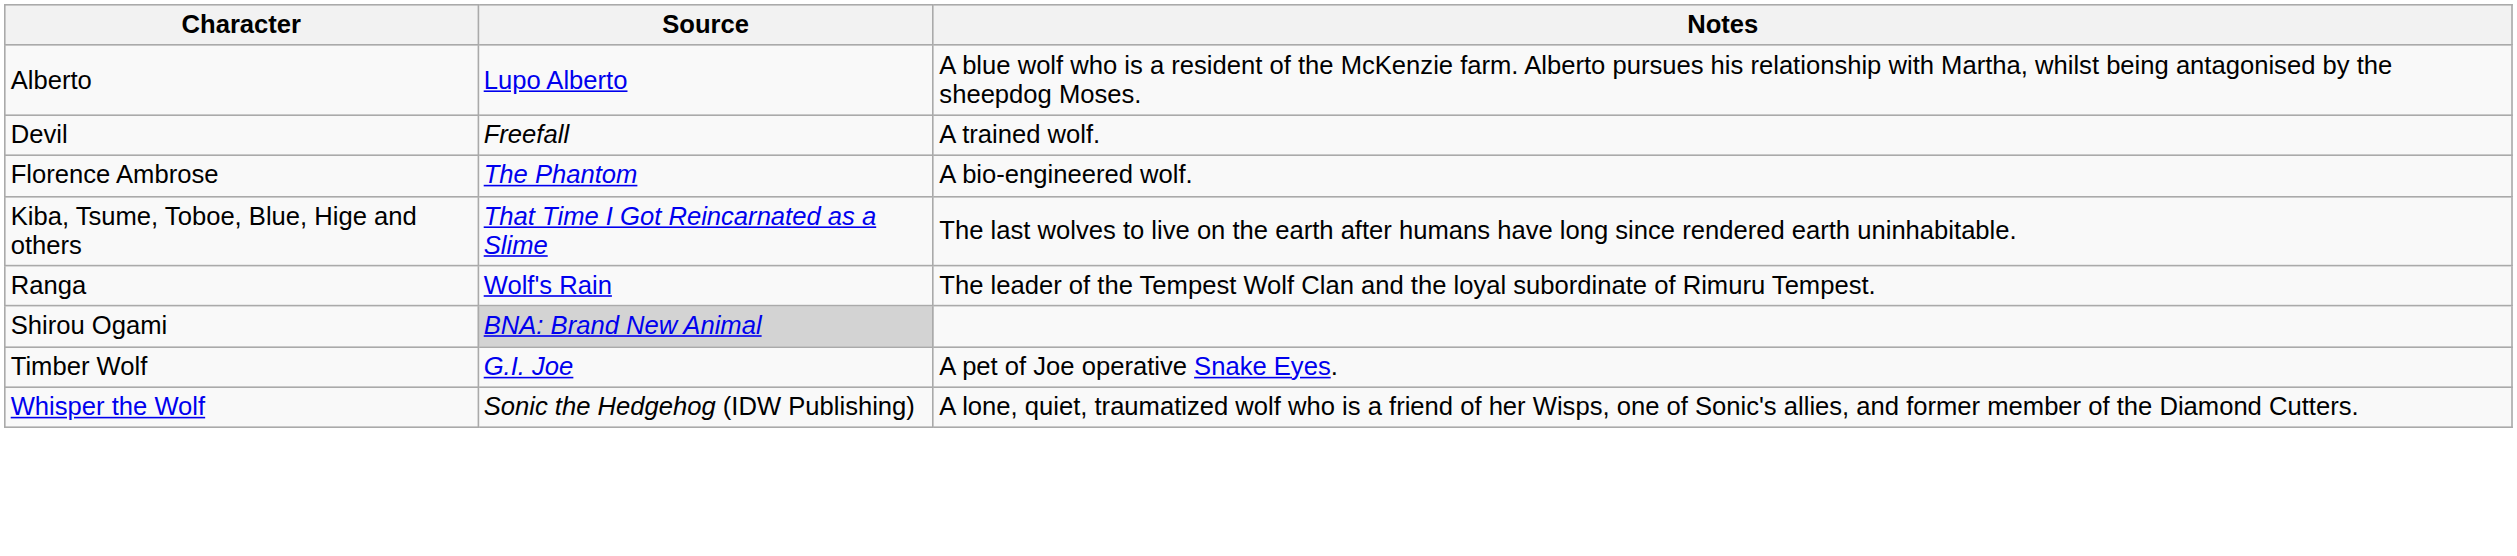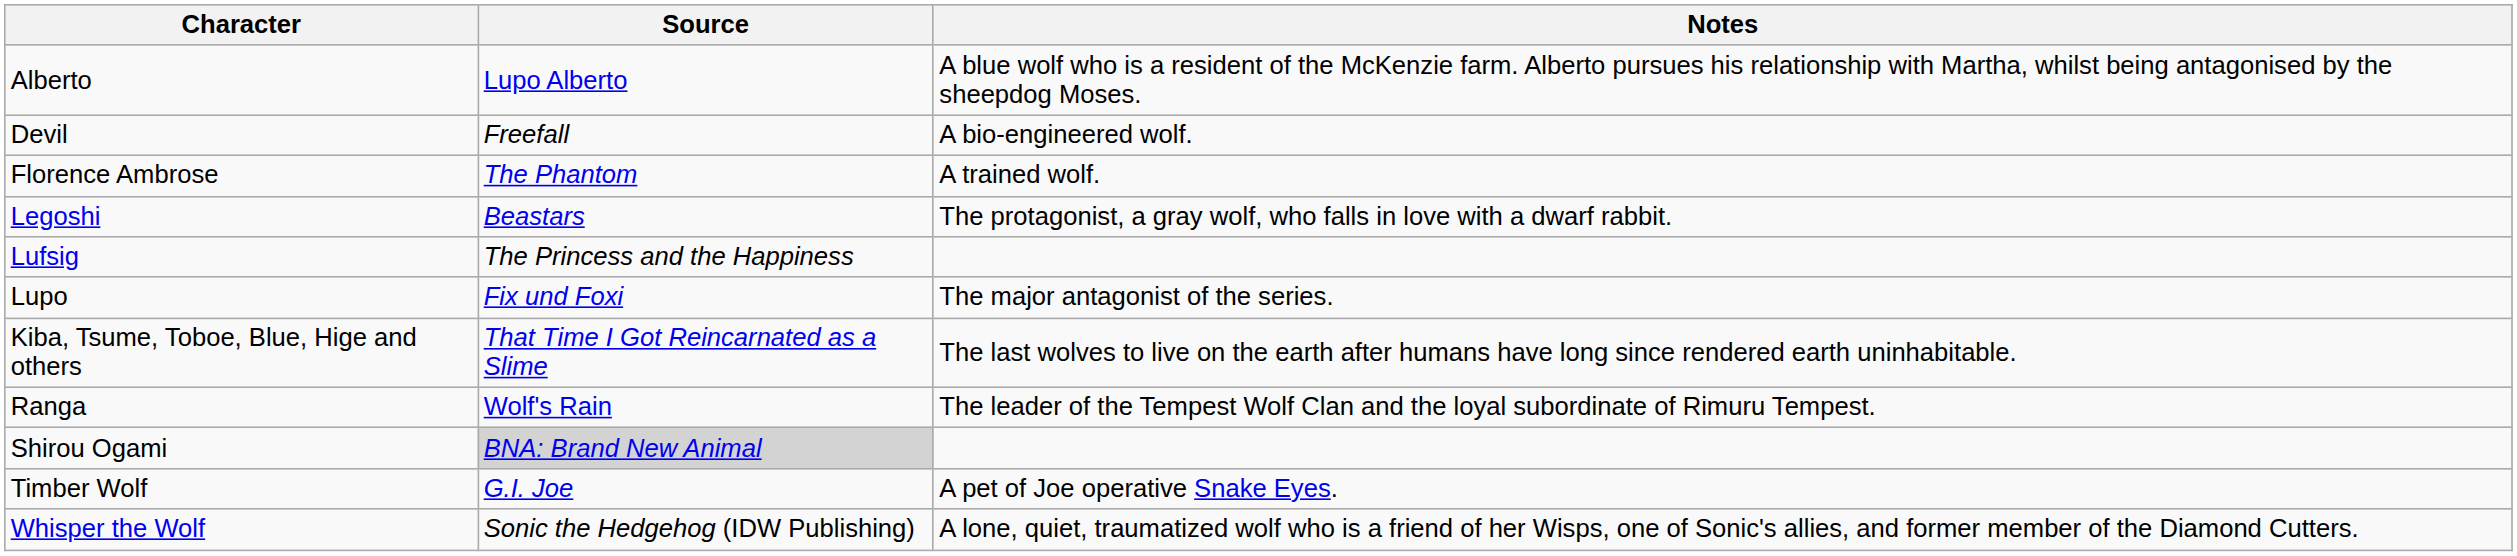(1020, 134) A trained wolf. -> (1066, 134) A bio-engineered wolf.
(1066, 175) A bio-engineered wolf. -> (1020, 175) A trained wolf.
+ row: (56, 216)
+ row: (45, 256)
+ row: (39, 297)
